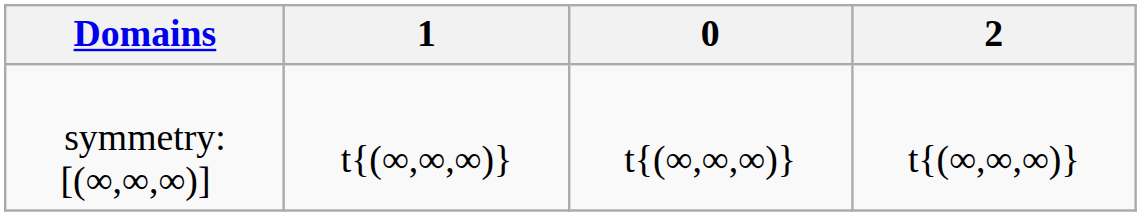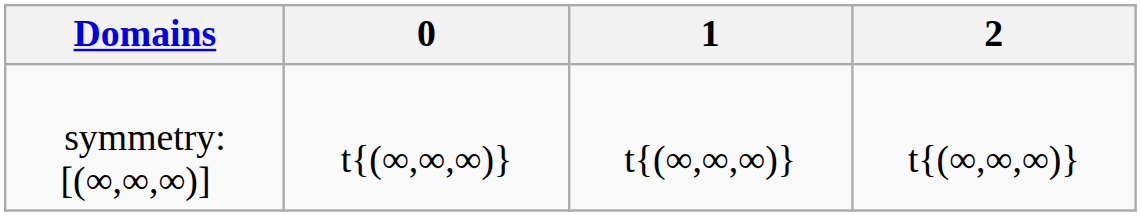columns swapped: (710, 34) <-> (426, 34)
